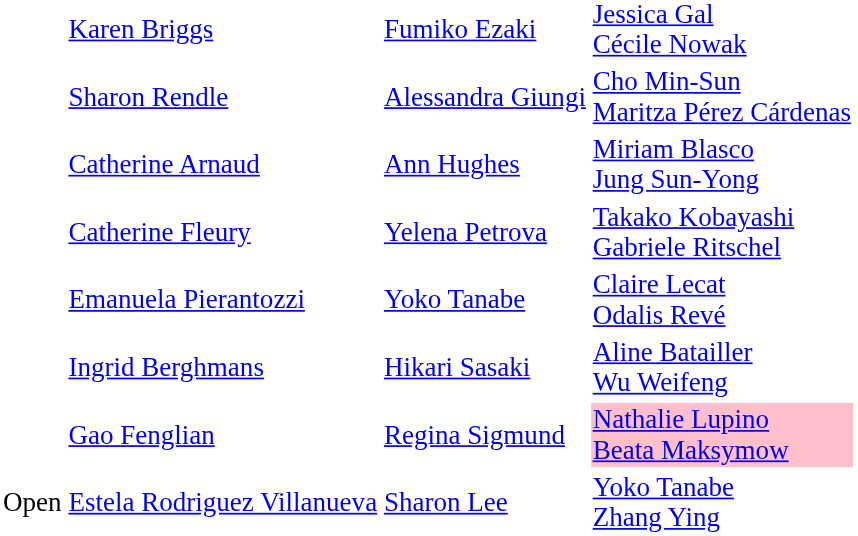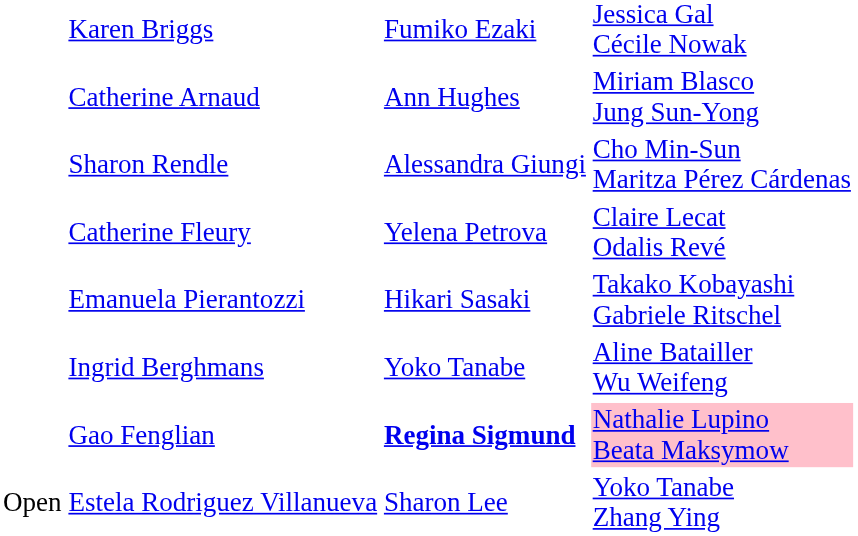rows swapped: (148, 96) <-> (164, 164)
(693, 231) Takako Kobayashi Gabriele Ritschel -> (659, 231) Claire Lecat Odalis Revé
(455, 299) Yoko Tanabe -> (457, 299) Hikari Sasaki
(659, 299) Claire Lecat Odalis Revé -> (693, 299) Takako Kobayashi Gabriele Ritschel
(457, 367) Hikari Sasaki -> (455, 367) Yoko Tanabe
(474, 434) normal -> (480, 434) bold
